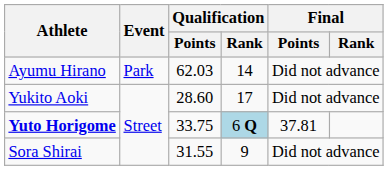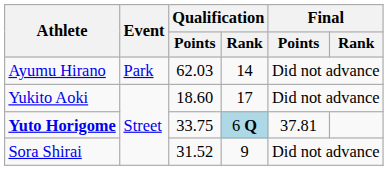(195, 98) 28.60 -> (195, 98) 18.60
(195, 152) 31.55 -> (195, 152) 31.52
